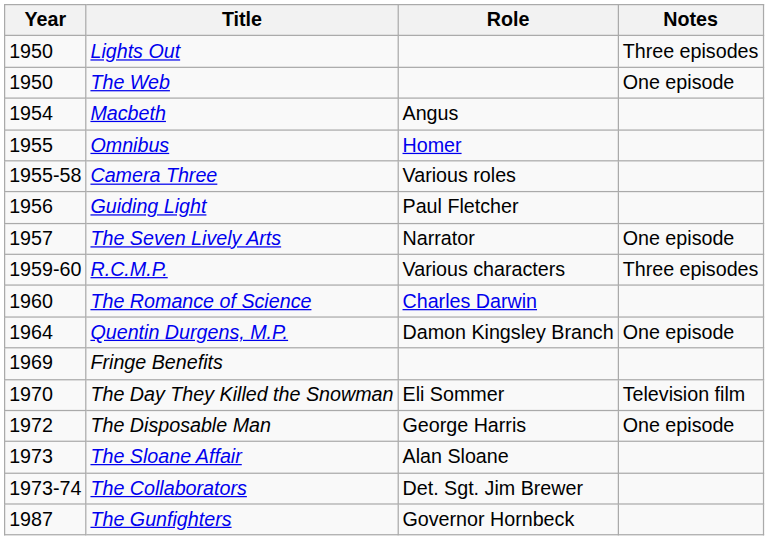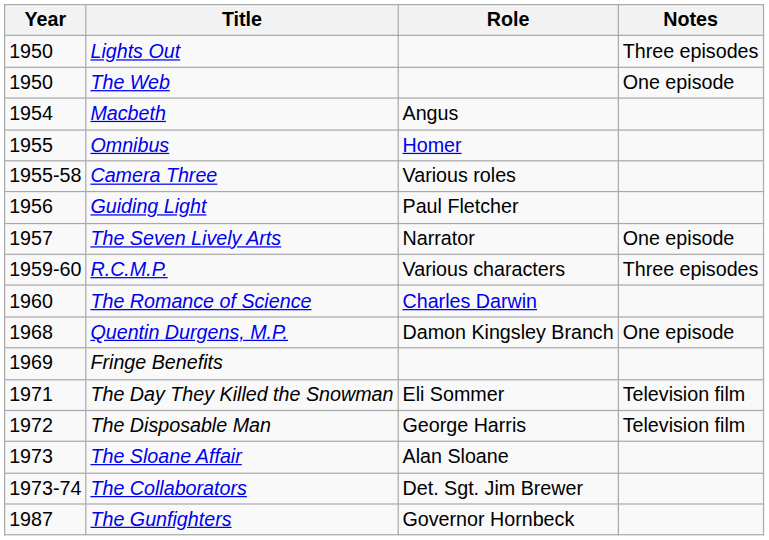(31, 332) 1964 -> (31, 332) 1968
(31, 394) 1970 -> (31, 394) 1971
(679, 425) One episode -> (684, 425) Television film
